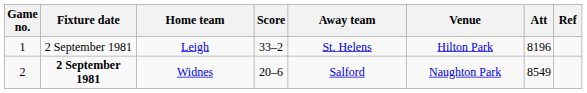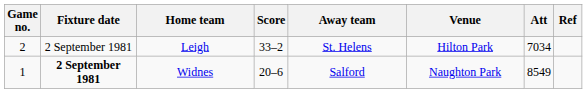(22, 46) 1 -> (22, 46) 2
(539, 46) 8196 -> (539, 46) 7034
(22, 72) 2 -> (22, 72) 1
